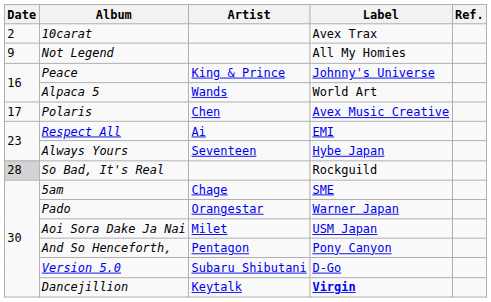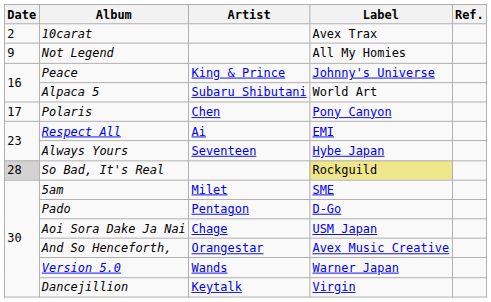(210, 92) Wands -> (249, 92) Subaru Shibutani
(381, 112) Avex Music Creative -> (352, 112) Pony Canyon
(345, 170) no background -> (345, 170) khaki background
(210, 190) Chage -> (210, 190) Milet
(228, 209) Orangestar -> (220, 209) Pentagon
(356, 209) Warner Japan -> (327, 209) D-Go
(210, 229) Milet -> (210, 229) Chage
(220, 248) Pentagon -> (228, 248) Orangestar
(352, 248) Pony Canyon -> (381, 248) Avex Music Creative
(249, 268) Subaru Shibutani -> (210, 268) Wands
(327, 268) D-Go -> (356, 268) Warner Japan
(334, 287) bold -> (334, 287) normal
